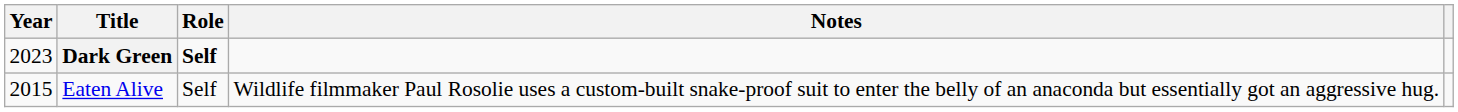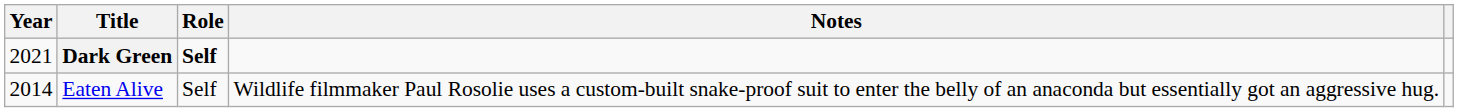(31, 55) 2023 -> (31, 55) 2021
(31, 89) 2015 -> (31, 89) 2014
